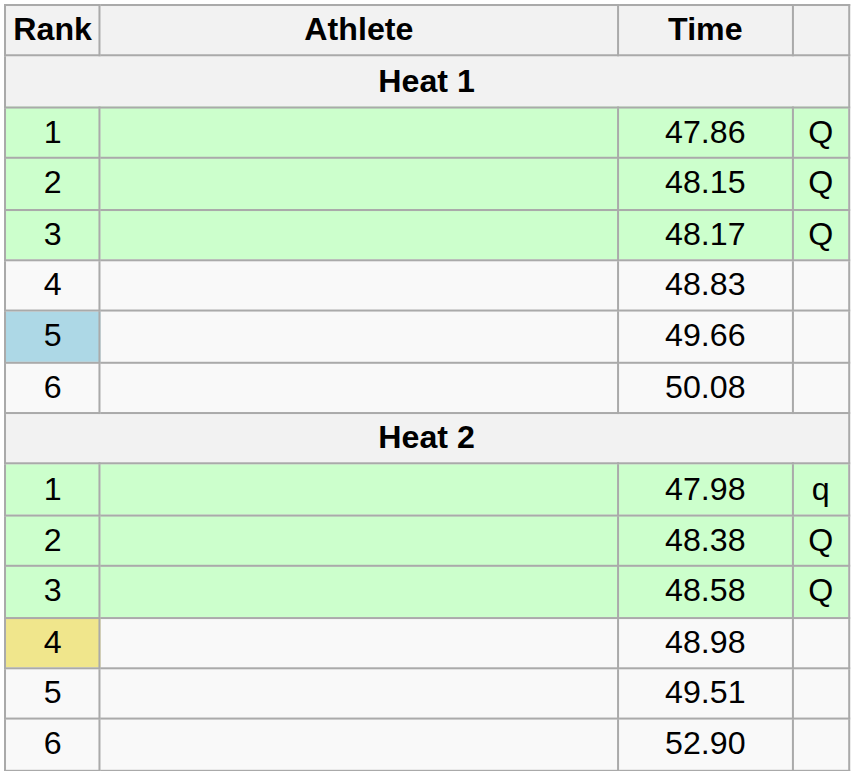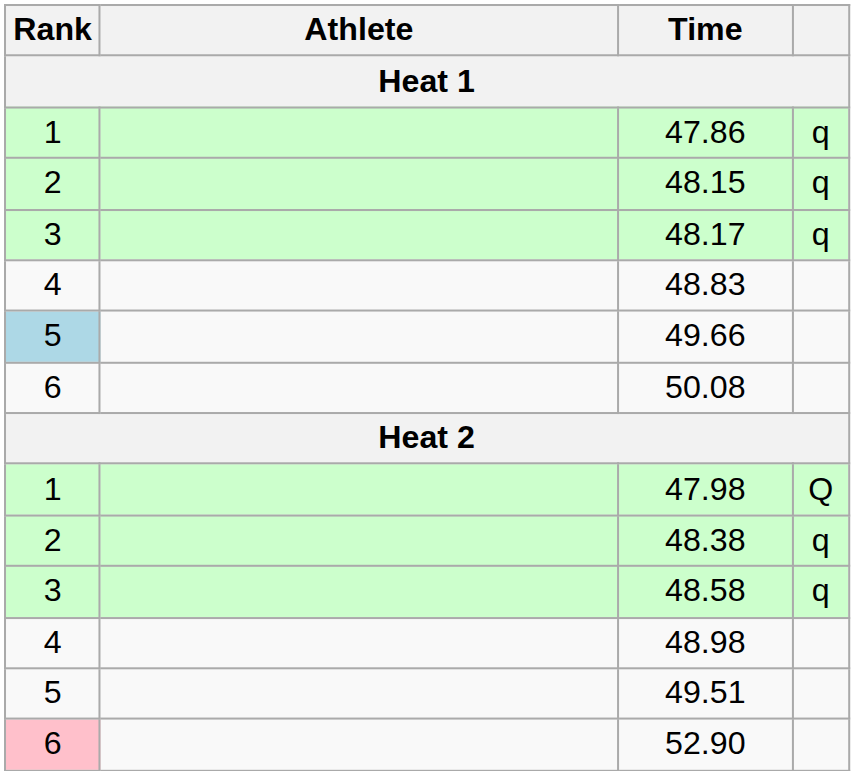(821, 132) Q -> (821, 132) q
(821, 183) Q -> (821, 183) q
(821, 234) Q -> (821, 234) q
(821, 489) q -> (821, 489) Q
(821, 540) Q -> (821, 540) q
(821, 591) Q -> (821, 591) q
(53, 642) khaki background -> (53, 642) no background
(53, 744) no background -> (53, 744) pink background
